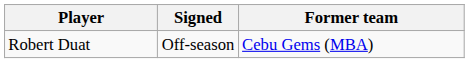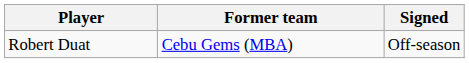columns swapped: (198, 17) <-> (351, 17)
